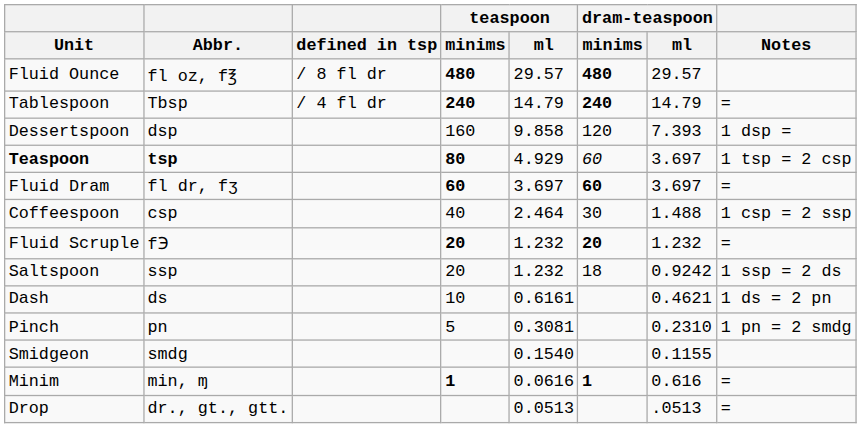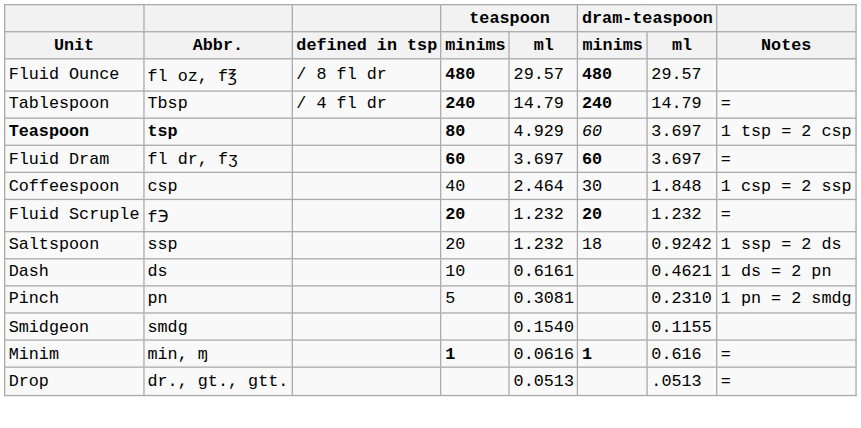- row: (69, 132)
(677, 214) 1.488 -> (677, 186) 1.848
